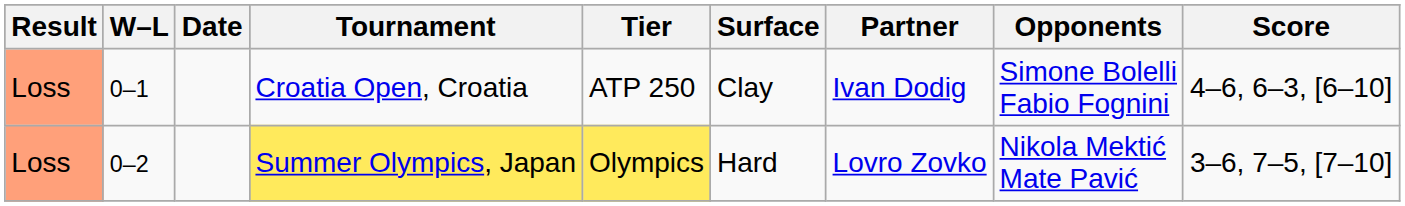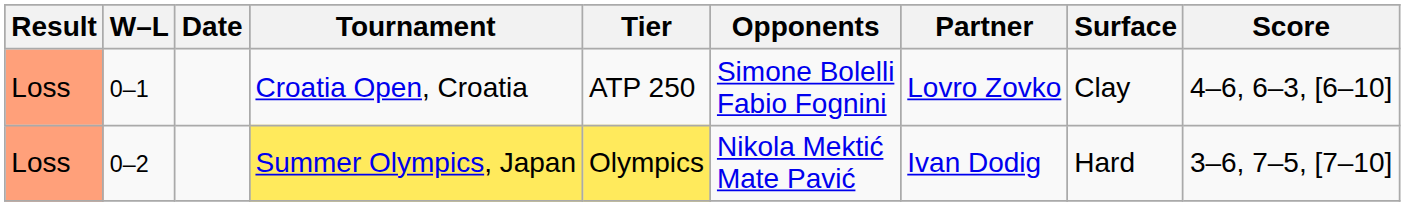columns swapped: (768, 26) <-> (1088, 26)
(900, 86) Ivan Dodig -> (984, 86) Lovro Zovko
(910, 162) Lovro Zovko -> (974, 162) Ivan Dodig
